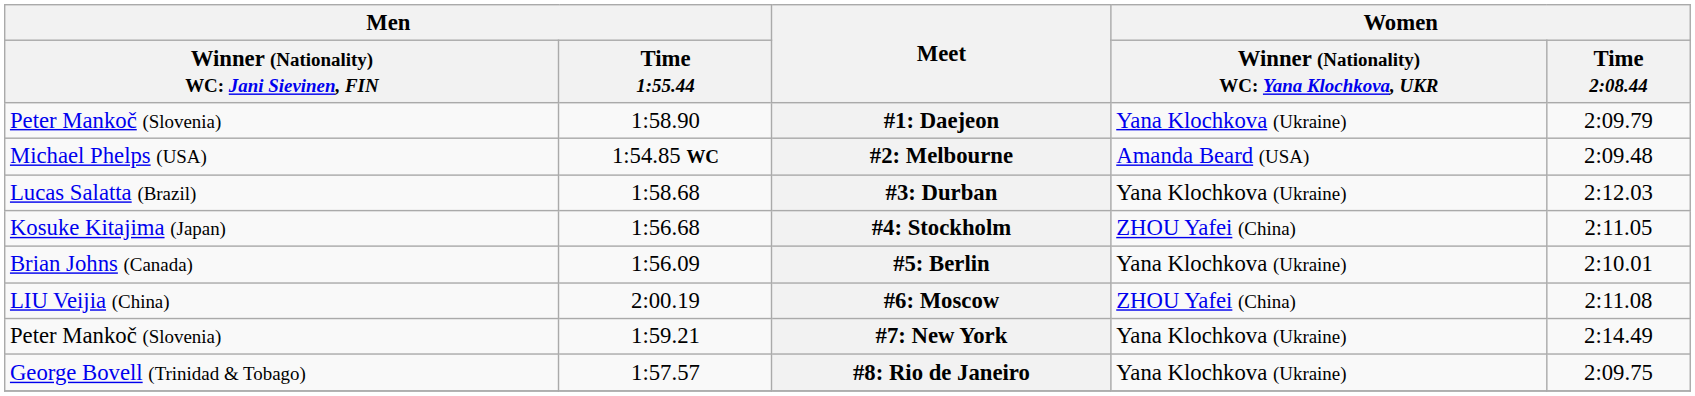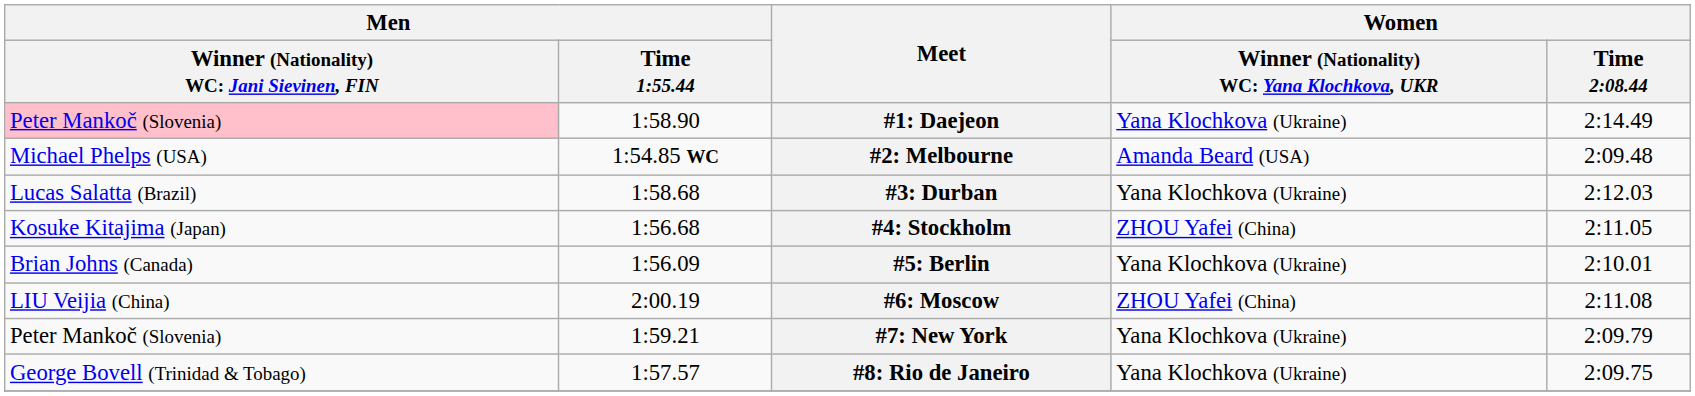(116, 120) no background -> (116, 120) pink background
(1618, 120) 2:09.79 -> (1618, 120) 2:14.49
(1618, 336) 2:14.49 -> (1618, 336) 2:09.79
